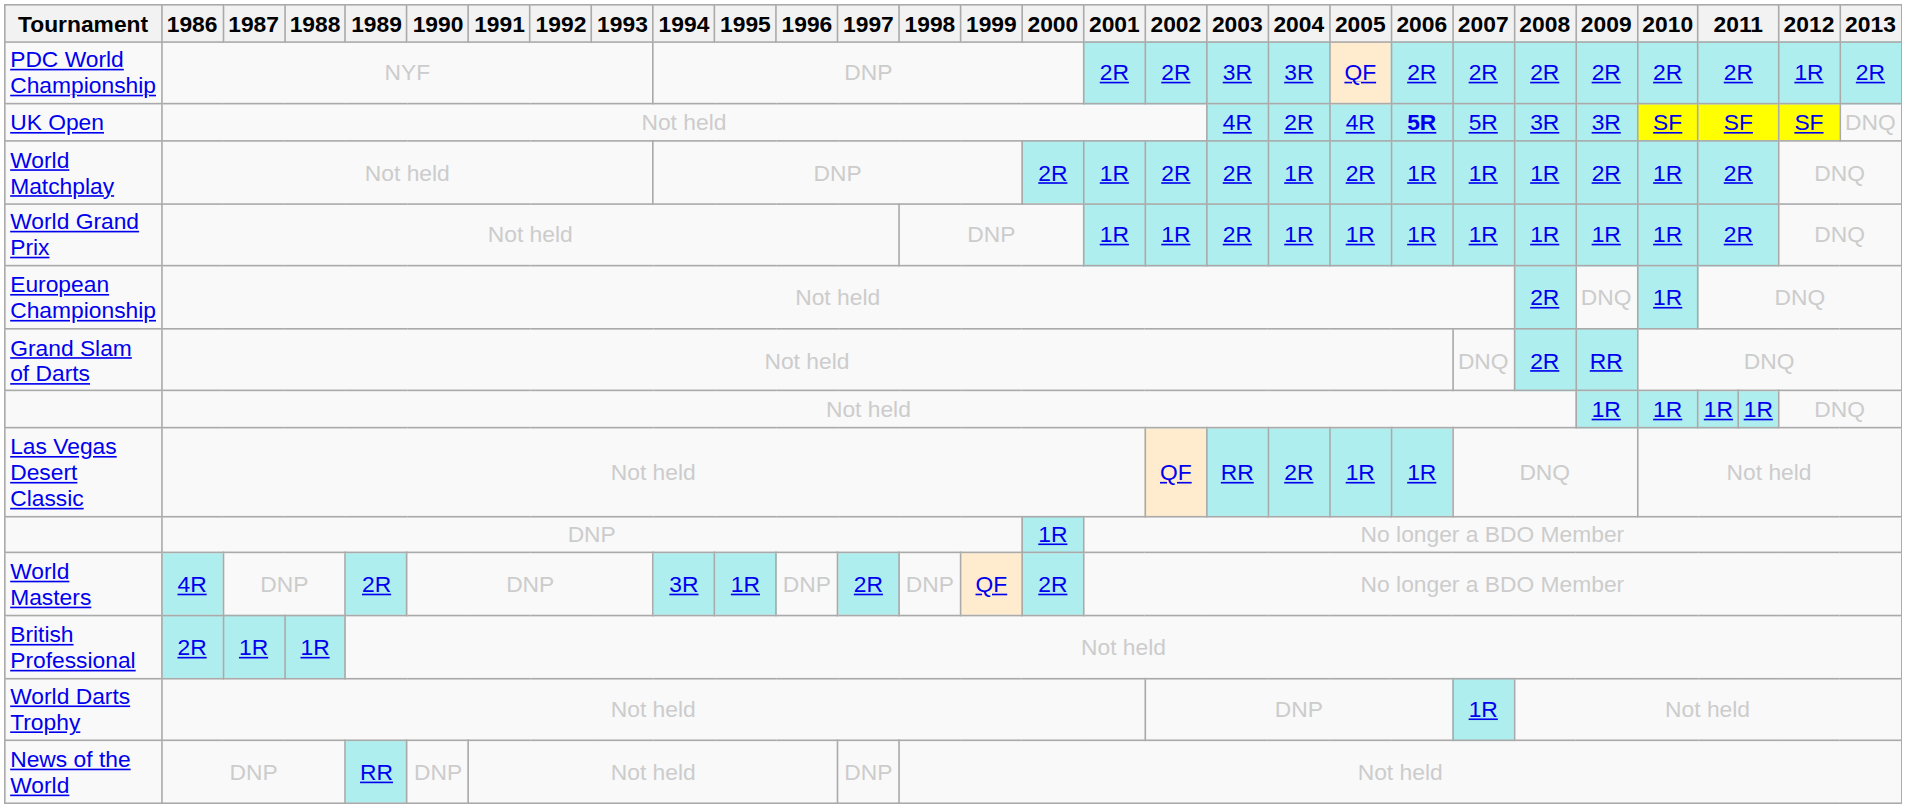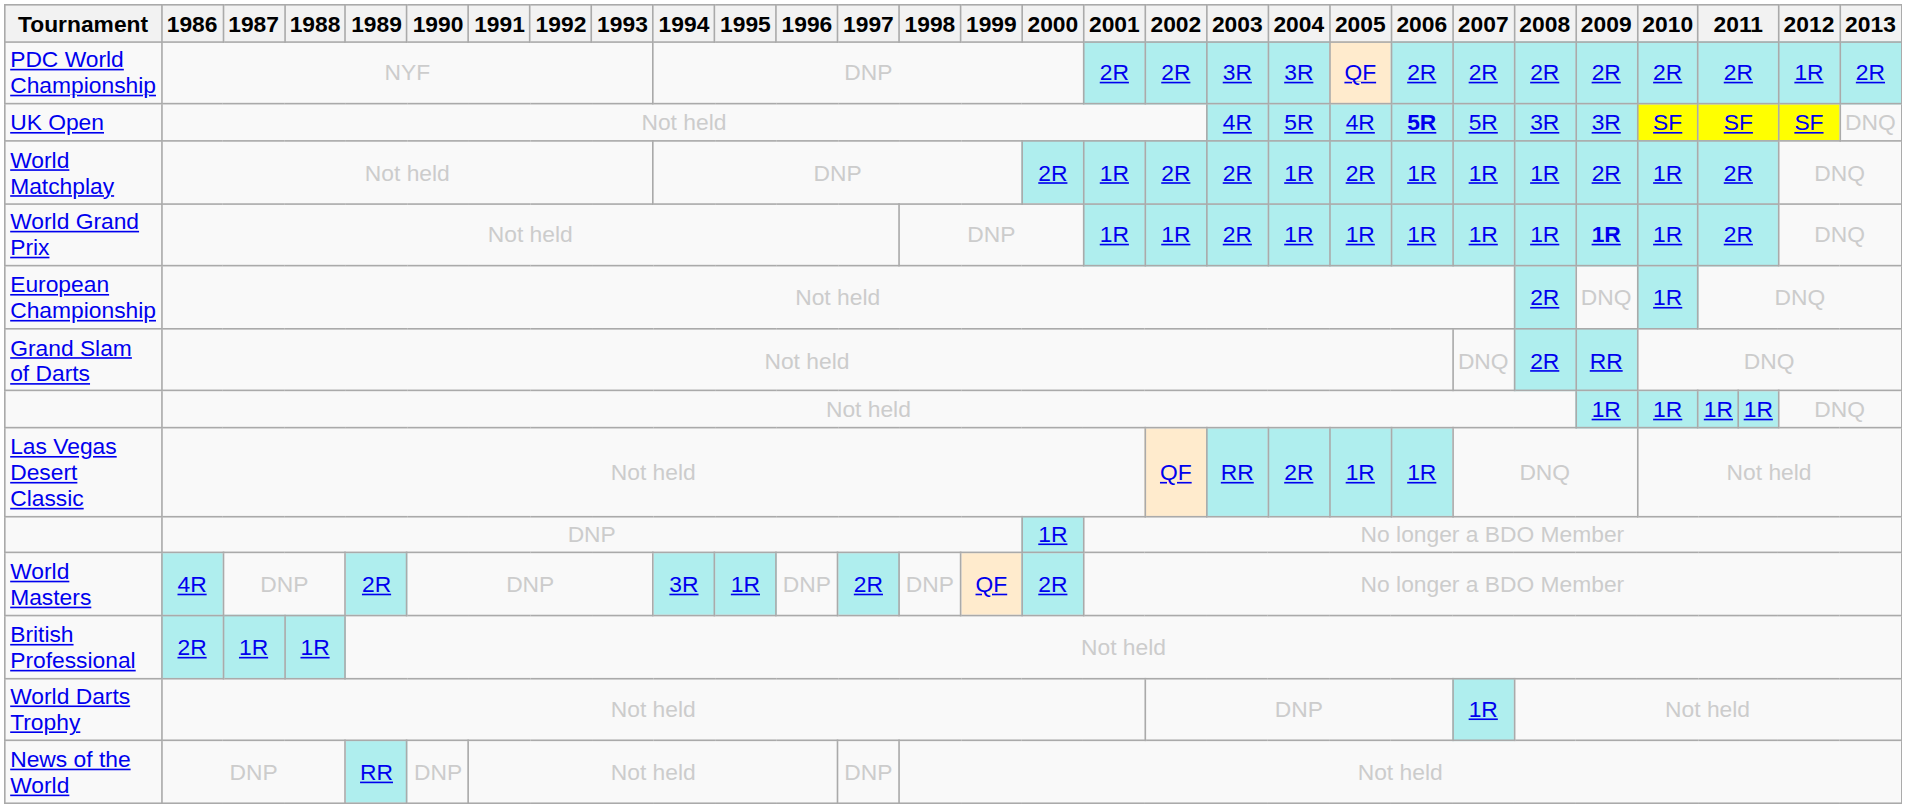(1299, 122) 2R -> (1299, 122) 5R
(1606, 235) normal -> (1606, 235) bold
